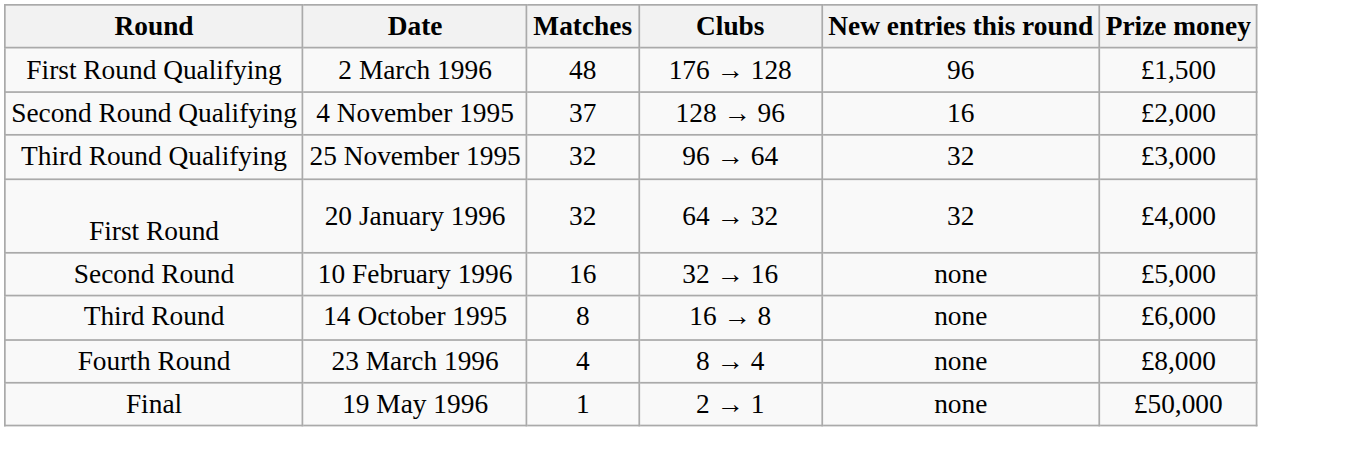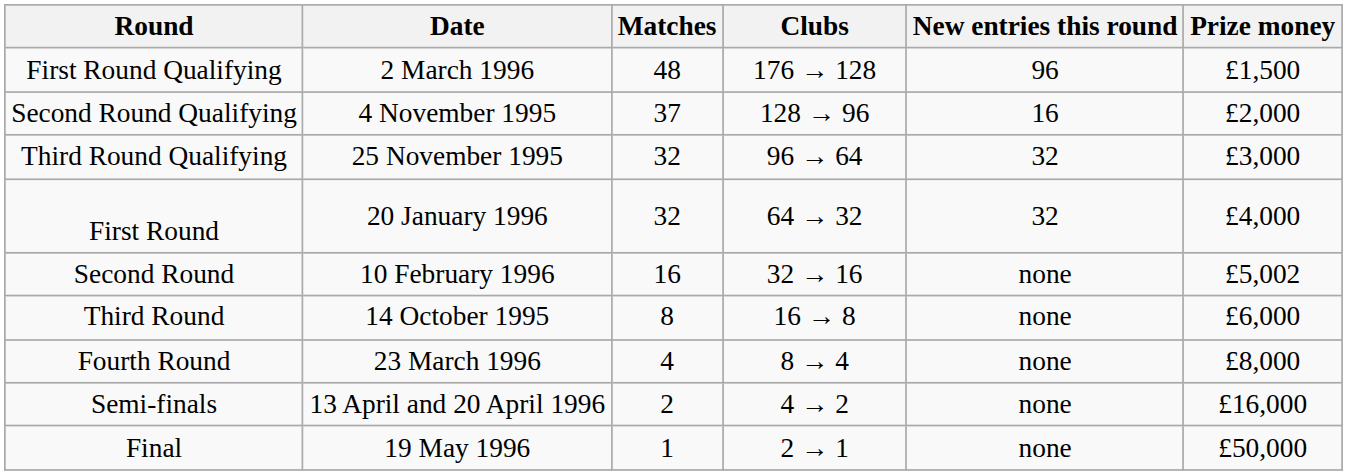(1178, 273) £5,000 -> (1263, 273) £5,002
+ row: (154, 404)
